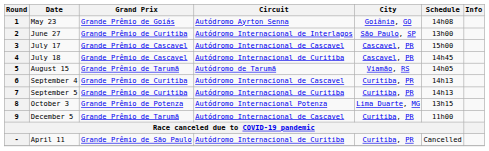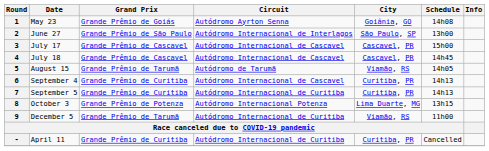(134, 34) Grande Prêmio de Curitiba -> (136, 34) Grande Prêmio de São Paulo
(270, 57) Autódromo Internacional de Curitiba -> (270, 57) Autódromo Internacional de Cascavel
(270, 116) Autódromo Internacional de Cascavel -> (270, 116) Autódromo Internacional de Curitiba
(388, 116) Curitiba, PR -> (388, 116) Viamão, RS
(136, 140) Grande Prêmio de São Paulo -> (134, 140) Grande Prêmio de Curitiba
